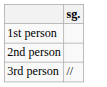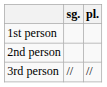+ column: (93, 14)
